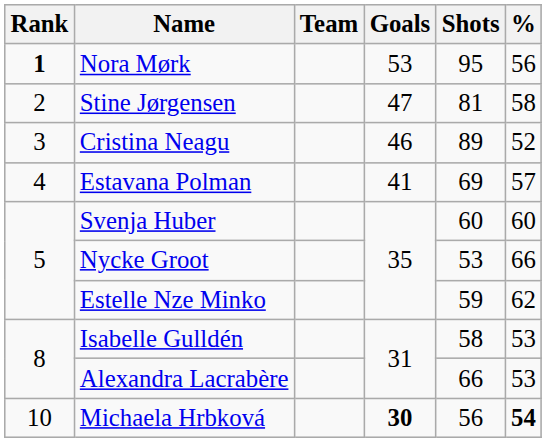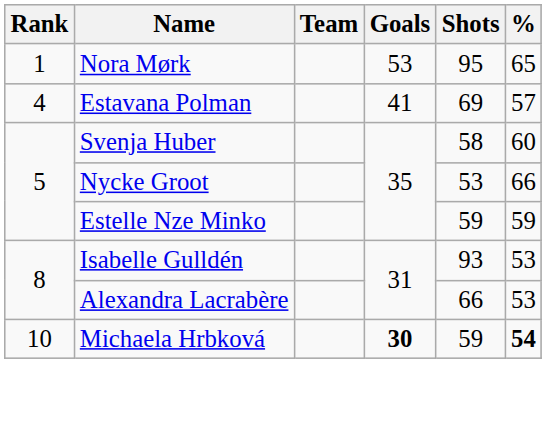(39, 63) bold -> (39, 63) normal
(523, 63) 56 -> (523, 63) 65
- row: (158, 102)
- row: (155, 142)
(471, 220) 60 -> (471, 142) 58
(523, 299) 62 -> (523, 220) 59
(471, 338) 58 -> (471, 260) 93
(471, 417) 56 -> (471, 338) 59
